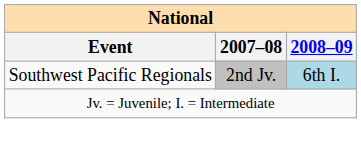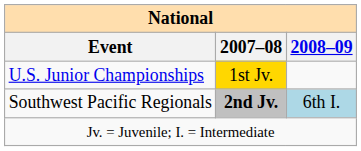+ row: (106, 74)
(251, 74) normal -> (251, 103) bold
